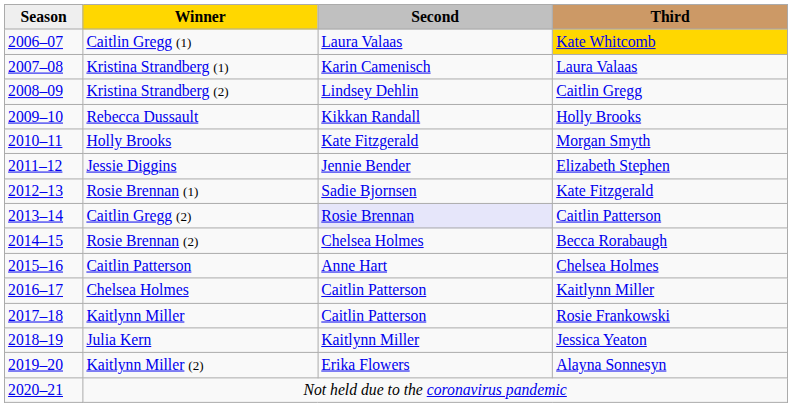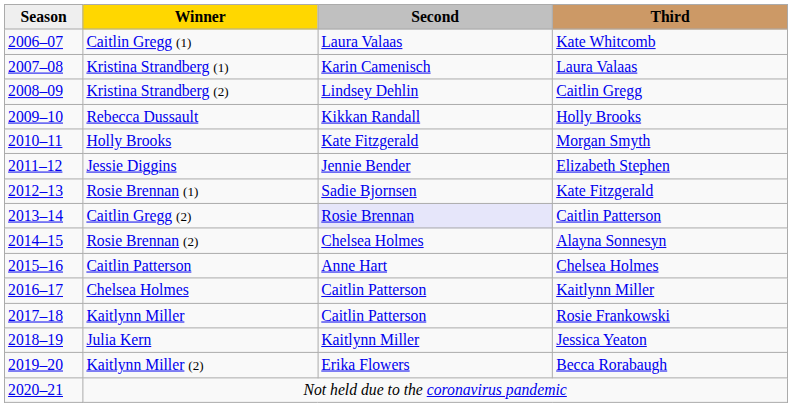(606, 41) gold background -> (606, 41) no background
(612, 240) Becca Rorabaugh -> (611, 240) Alayna Sonnesyn
(611, 365) Alayna Sonnesyn -> (612, 365) Becca Rorabaugh
